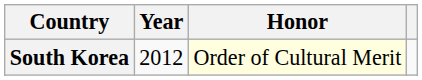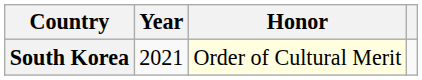(161, 57) 2012 -> (161, 57) 2021
